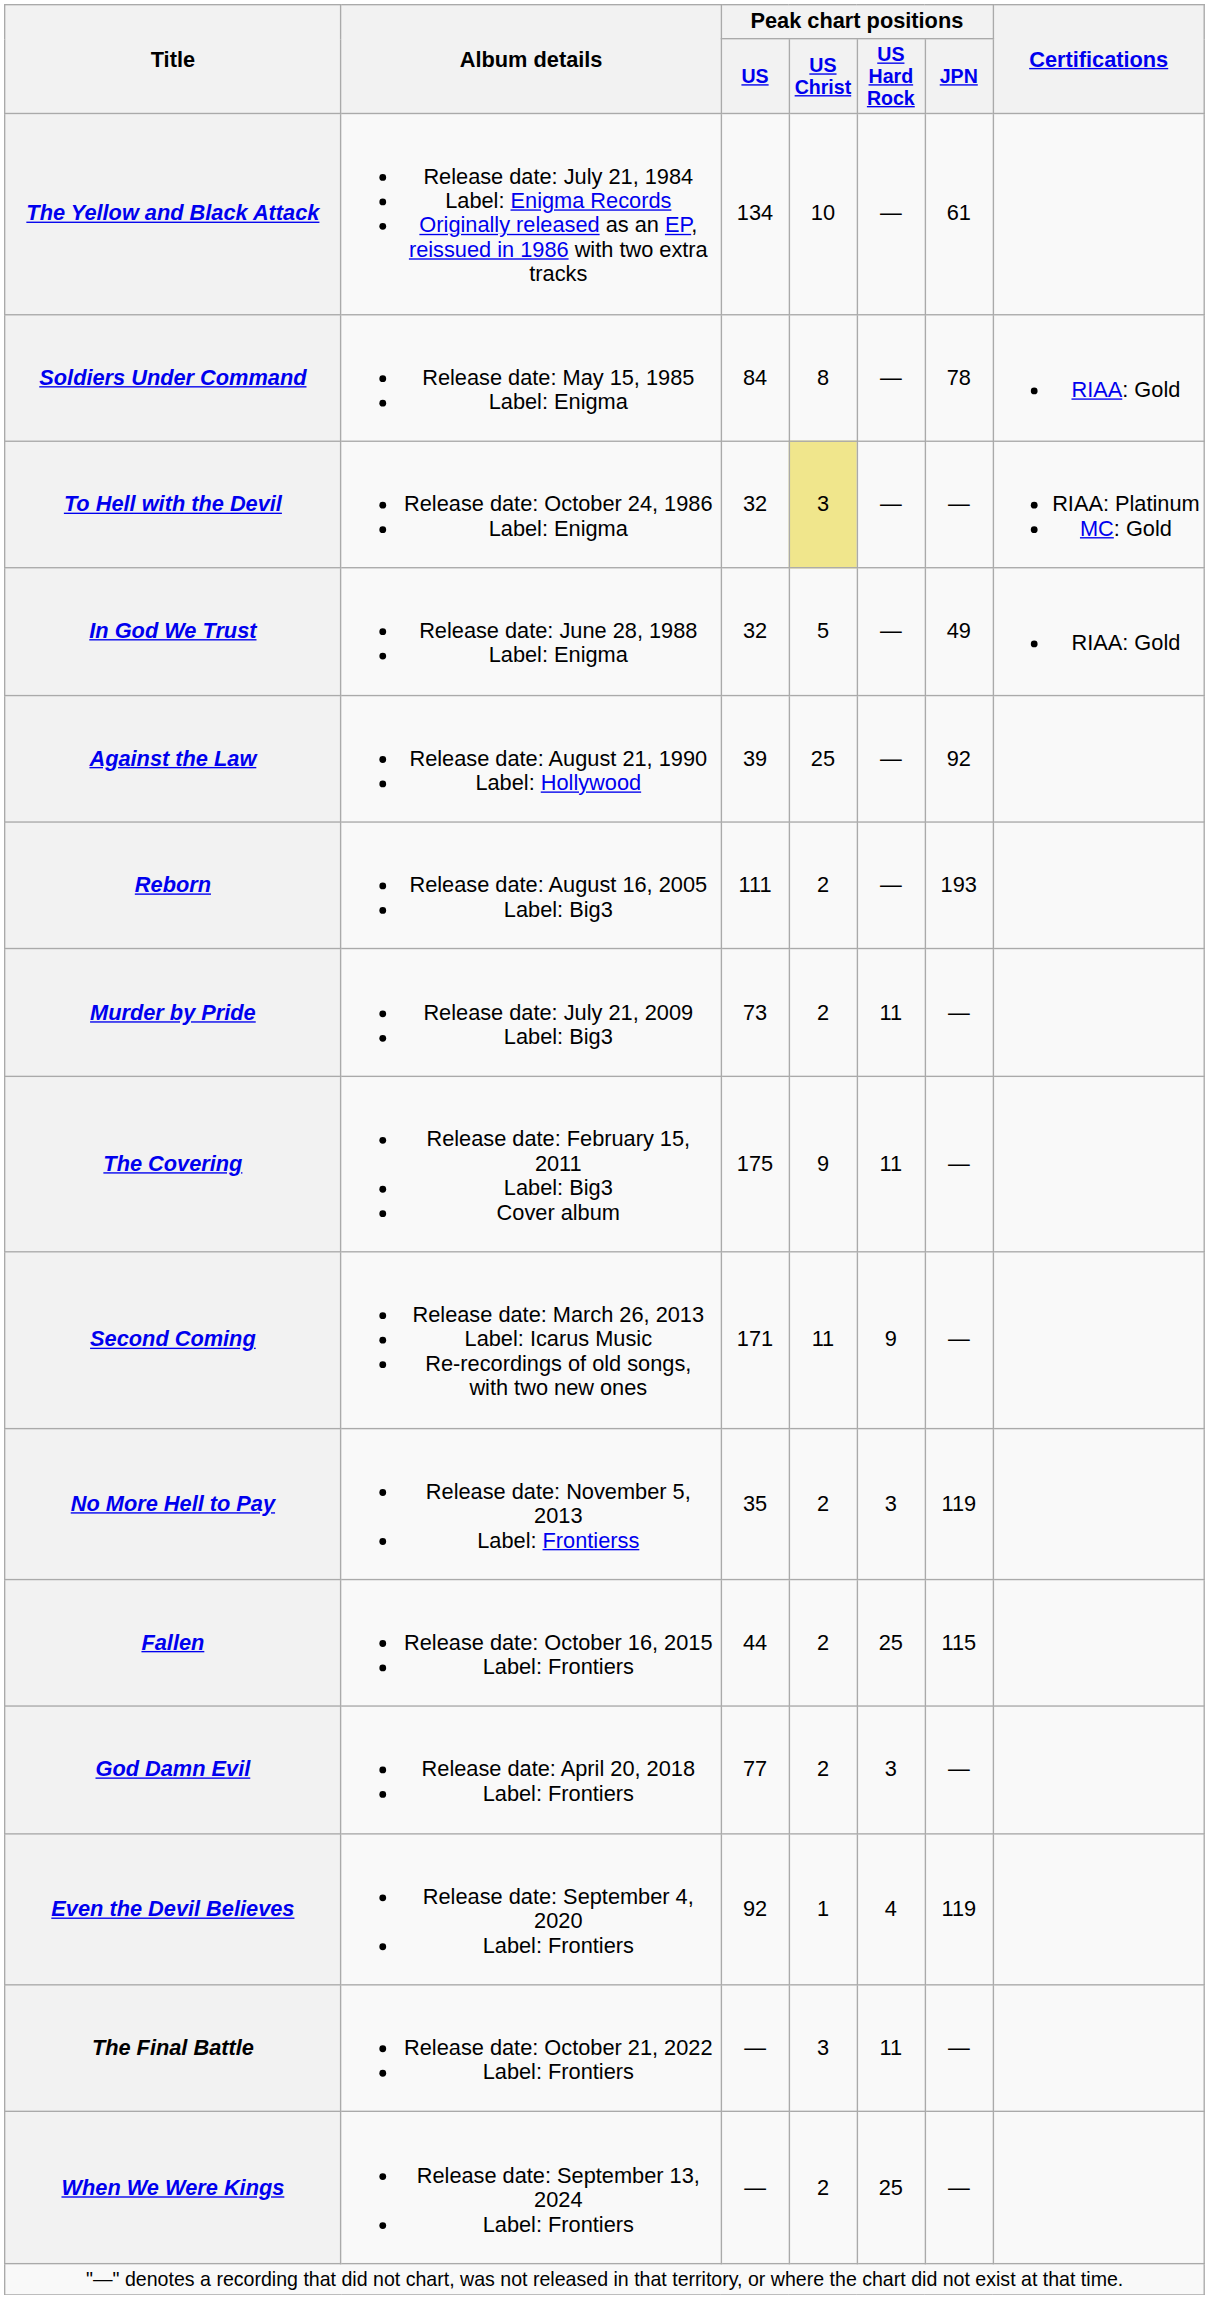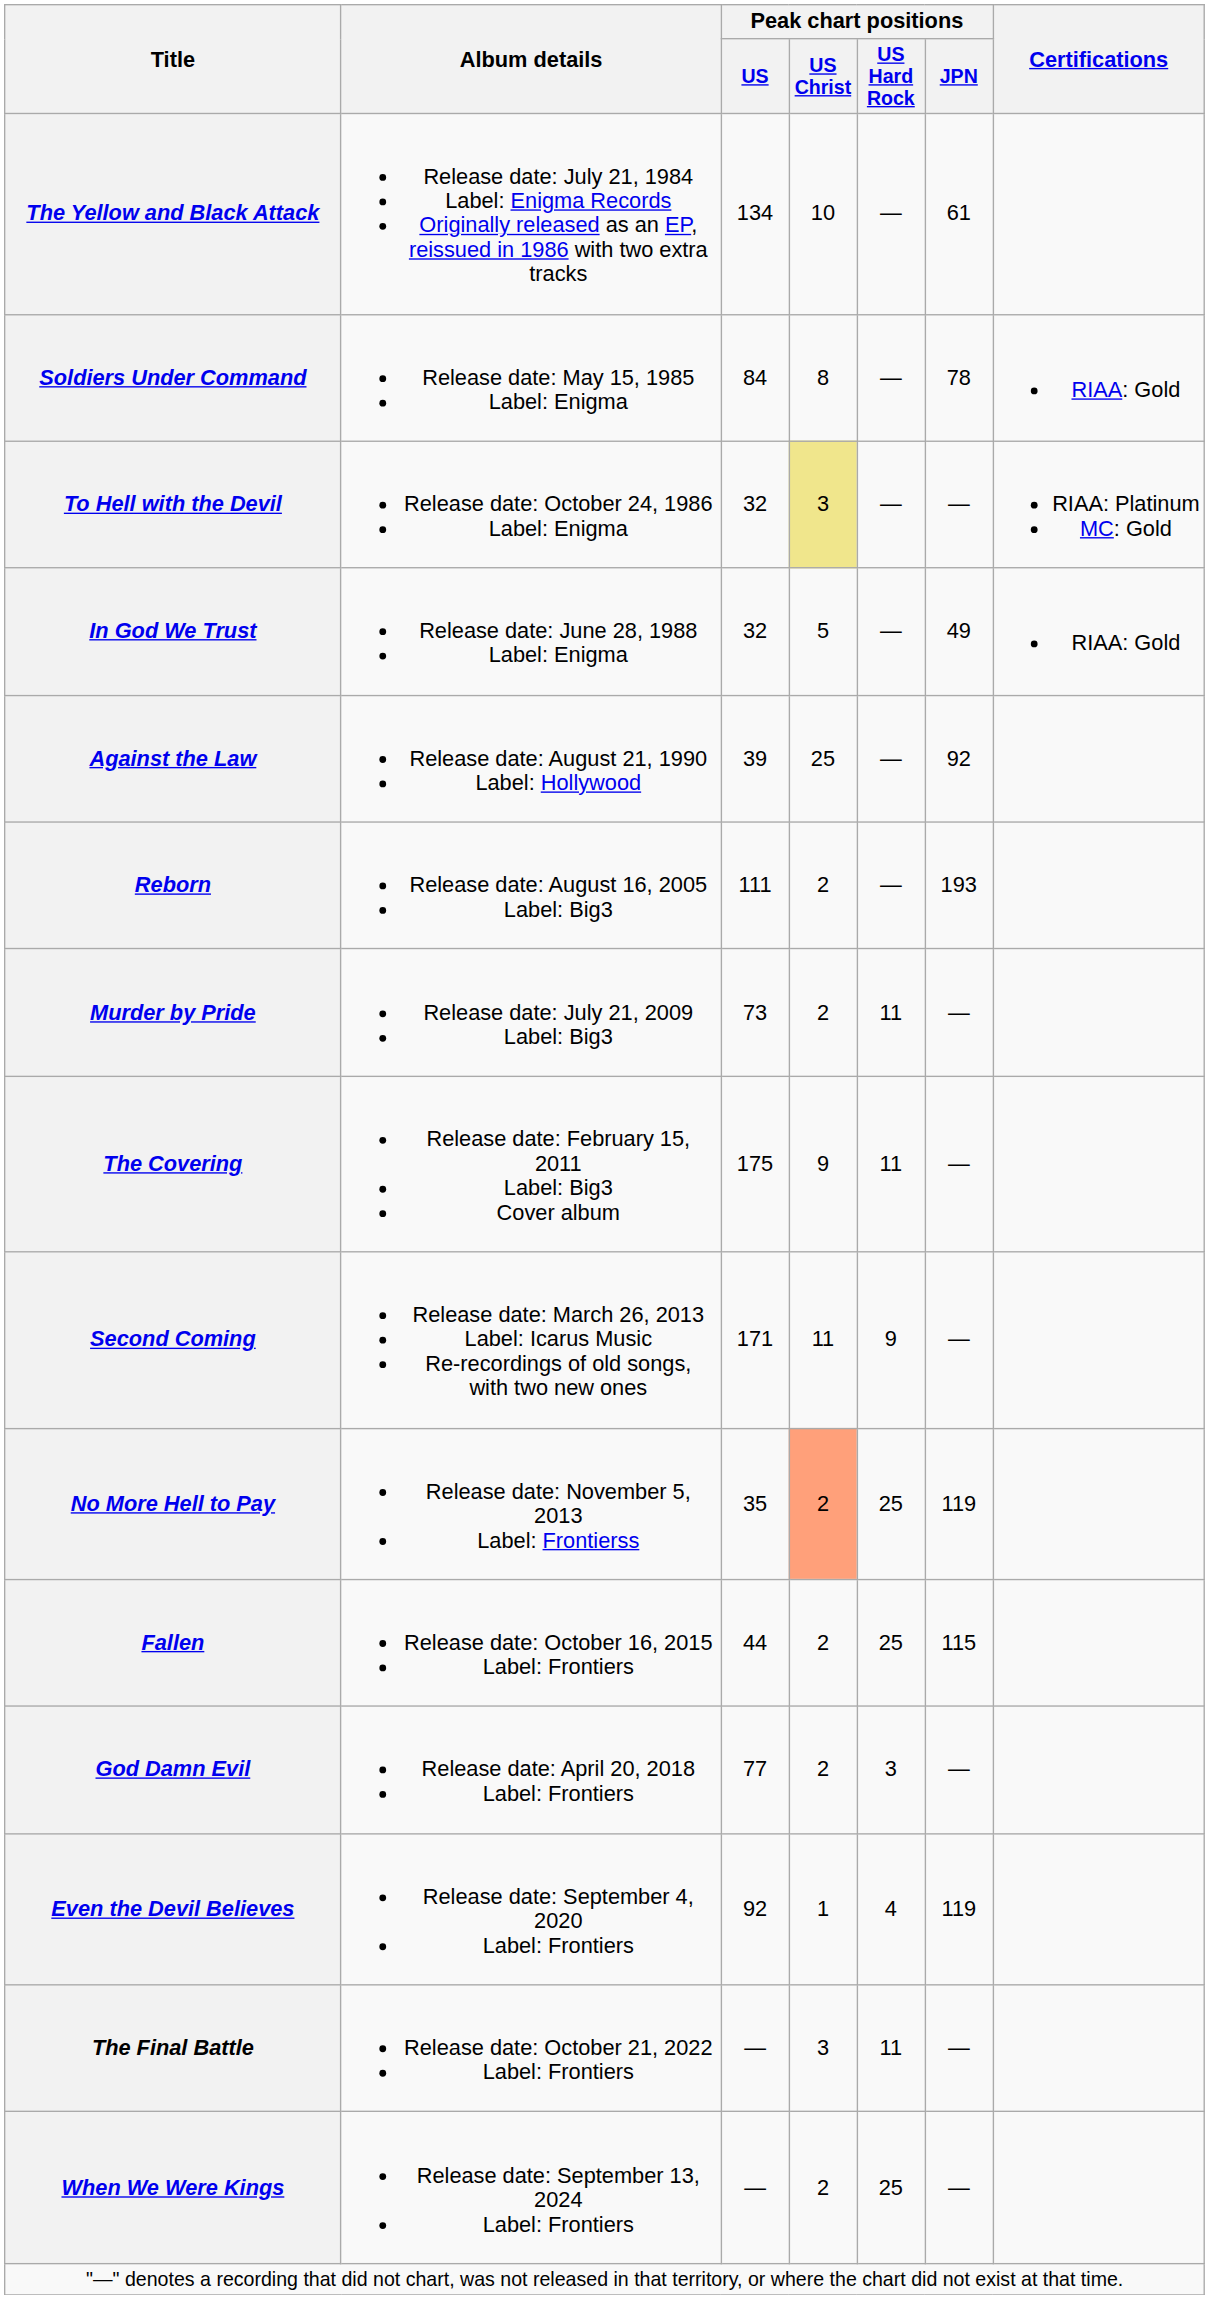(823, 1503) no background -> (823, 1503) lightsalmon background
(891, 1503) 3 -> (891, 1503) 25
